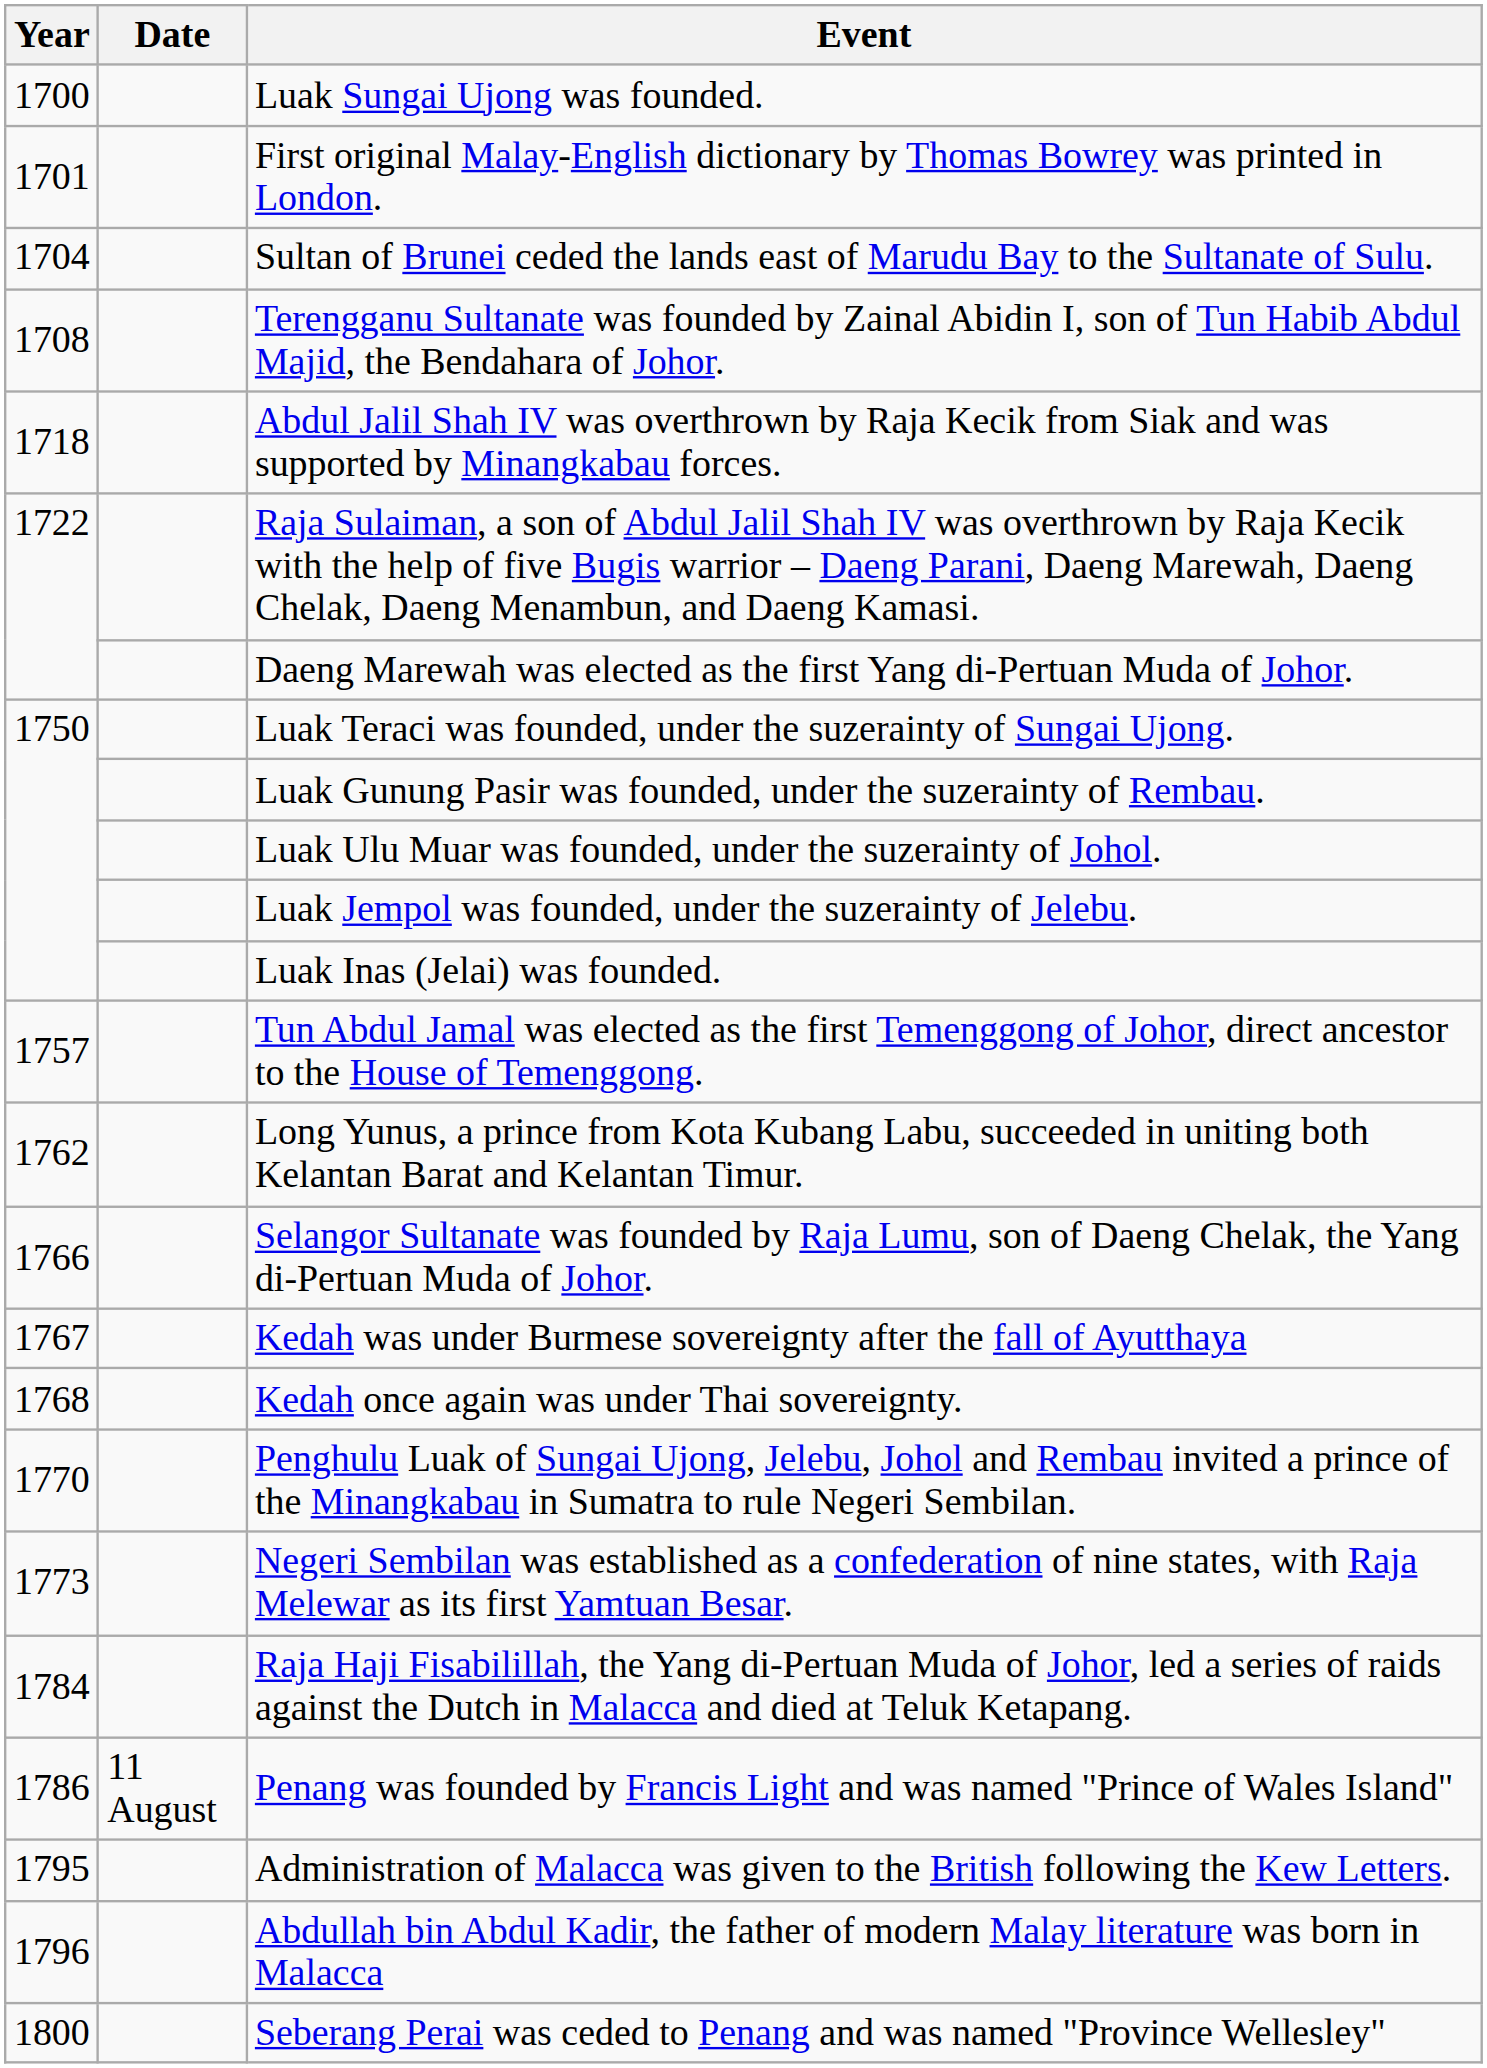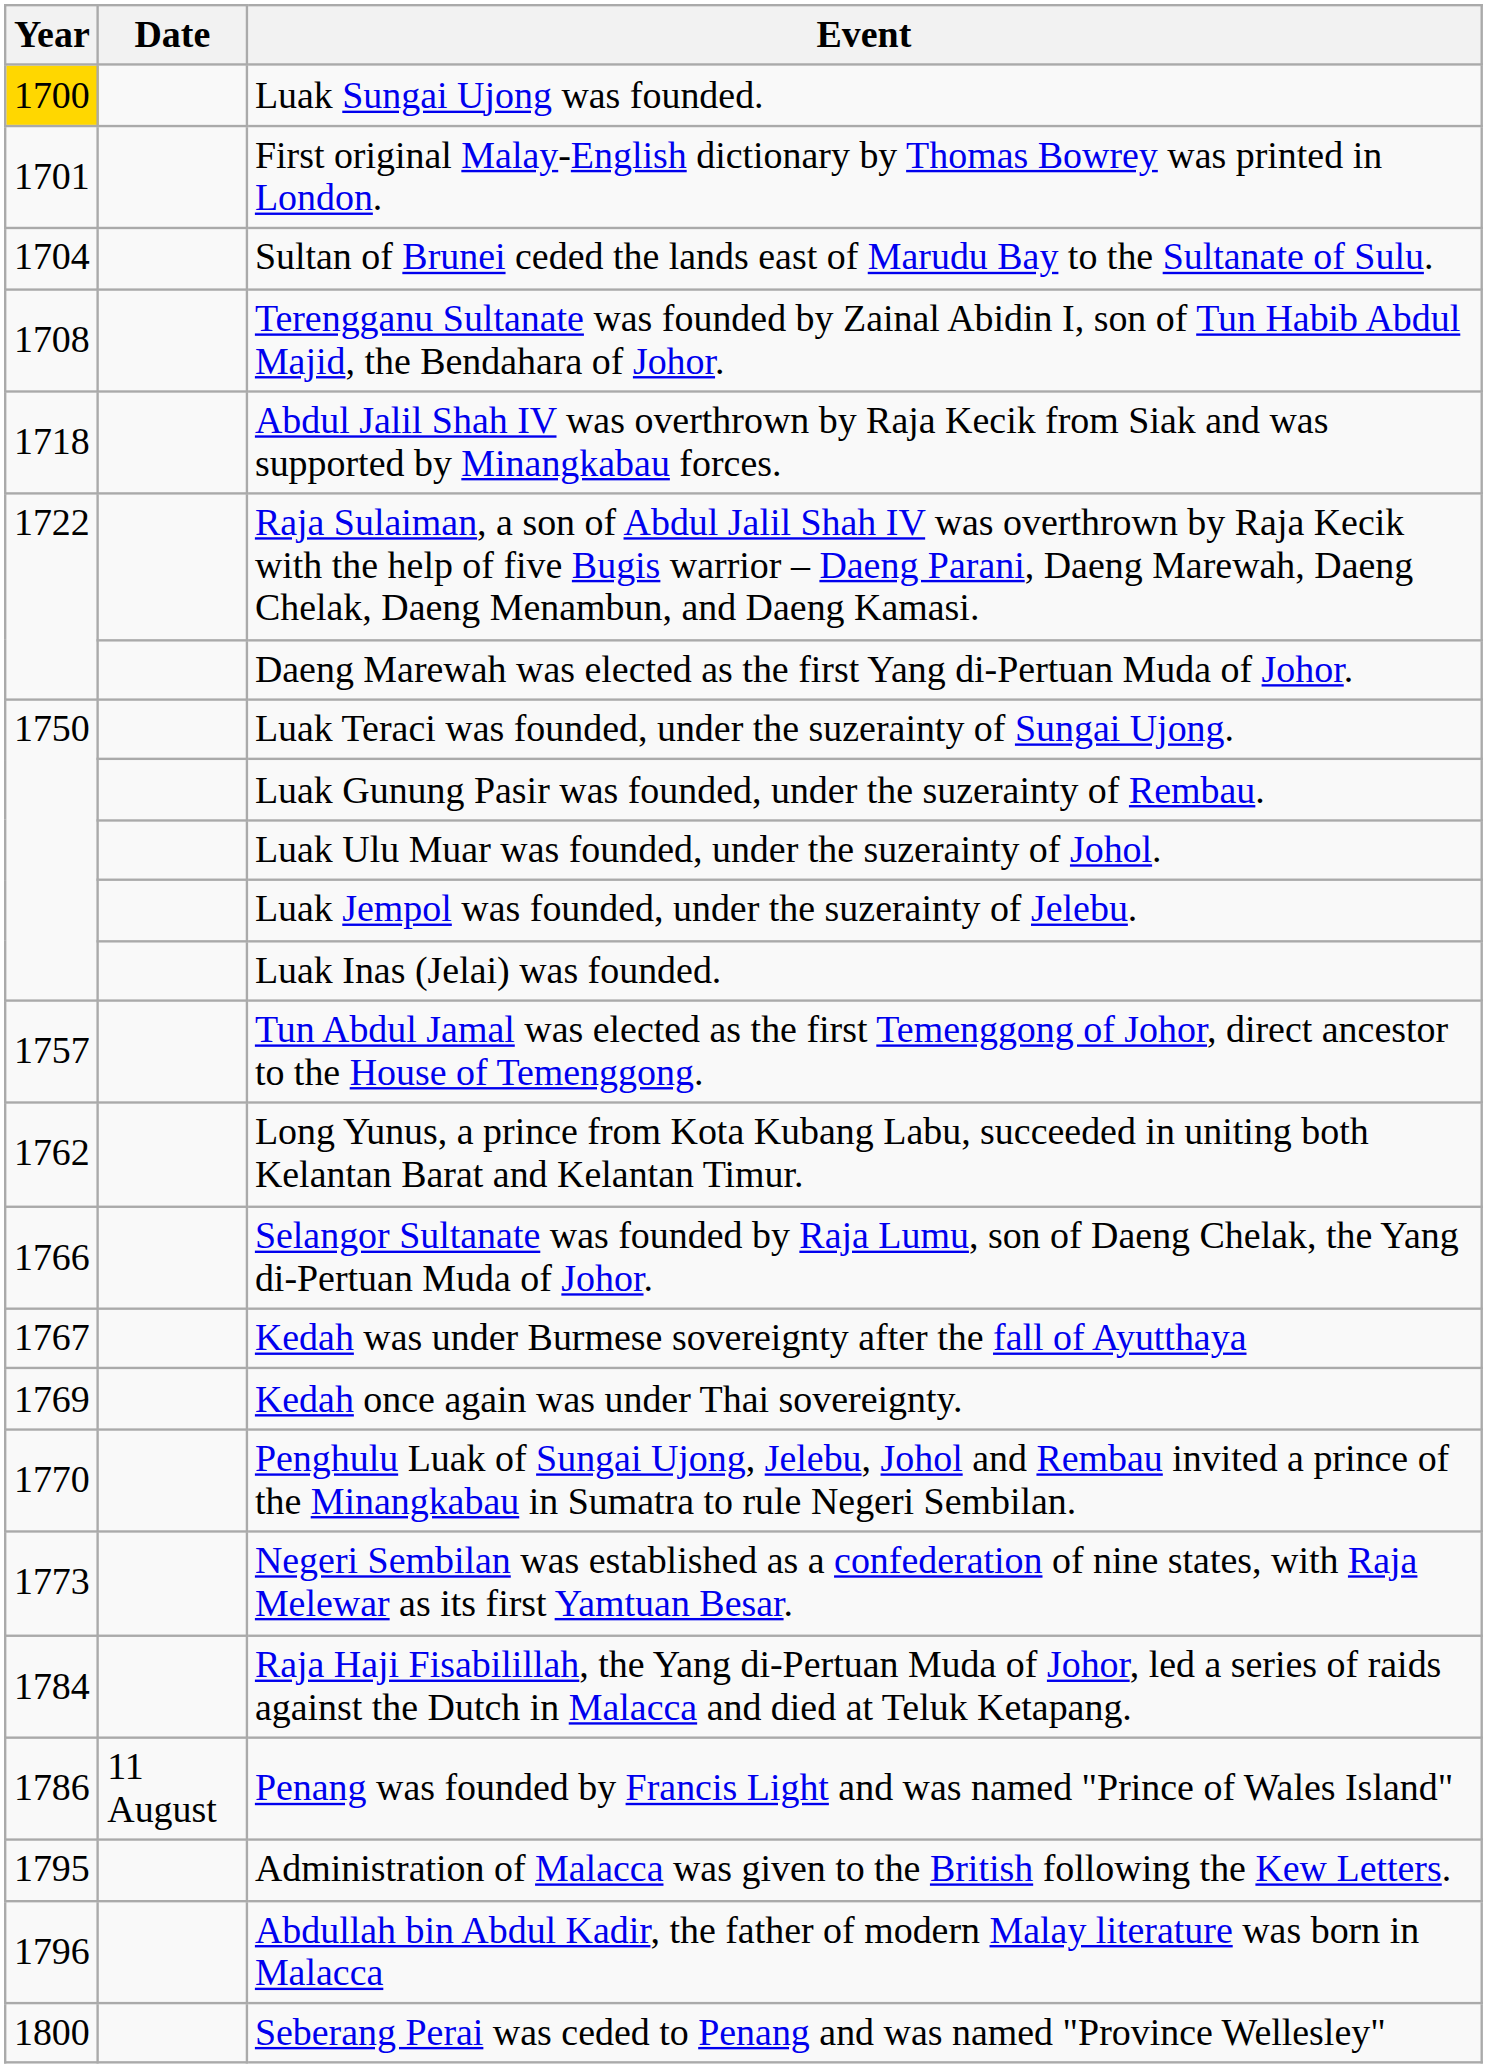(52, 94) no background -> (52, 94) gold background
(52, 1398) 1768 -> (52, 1398) 1769
